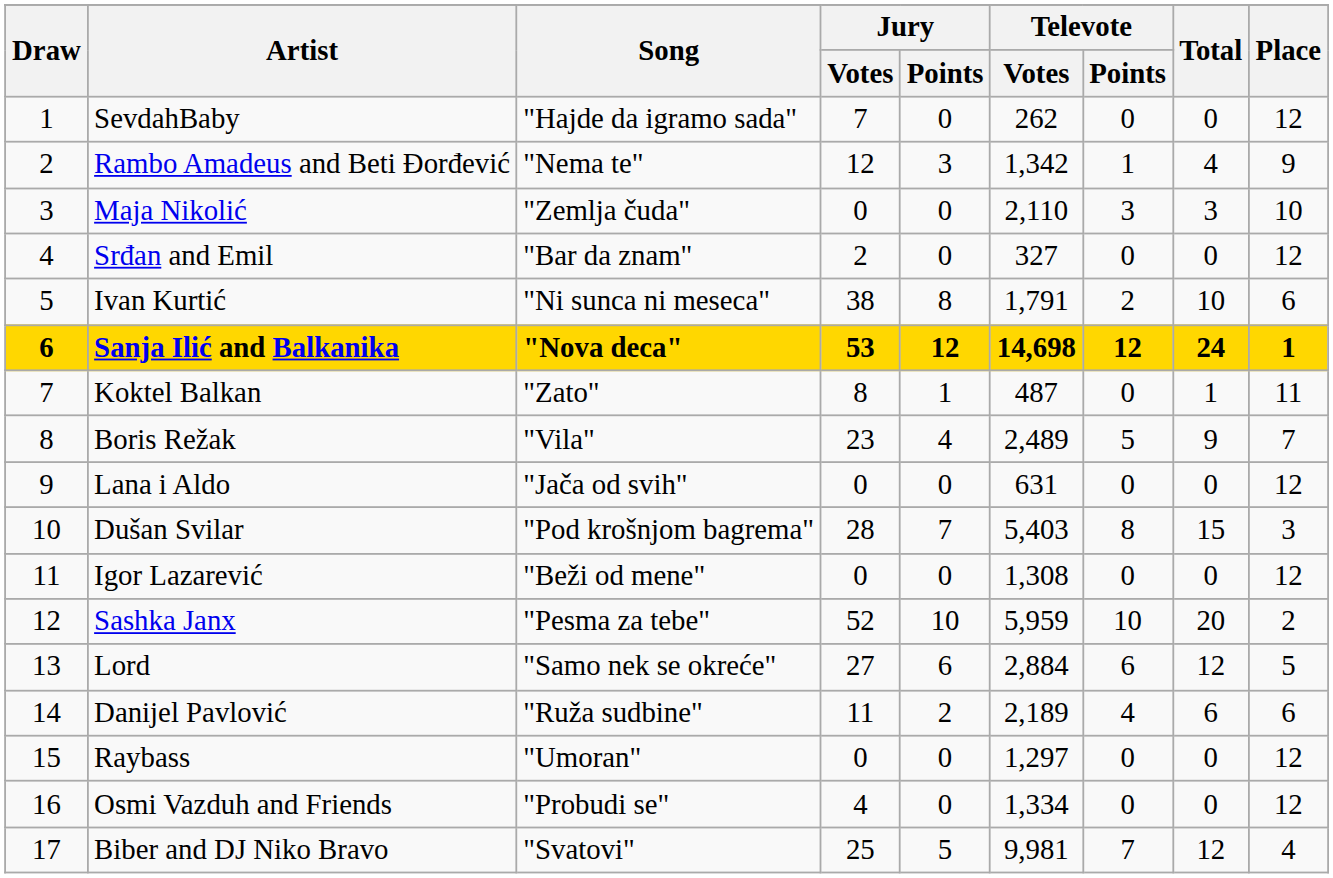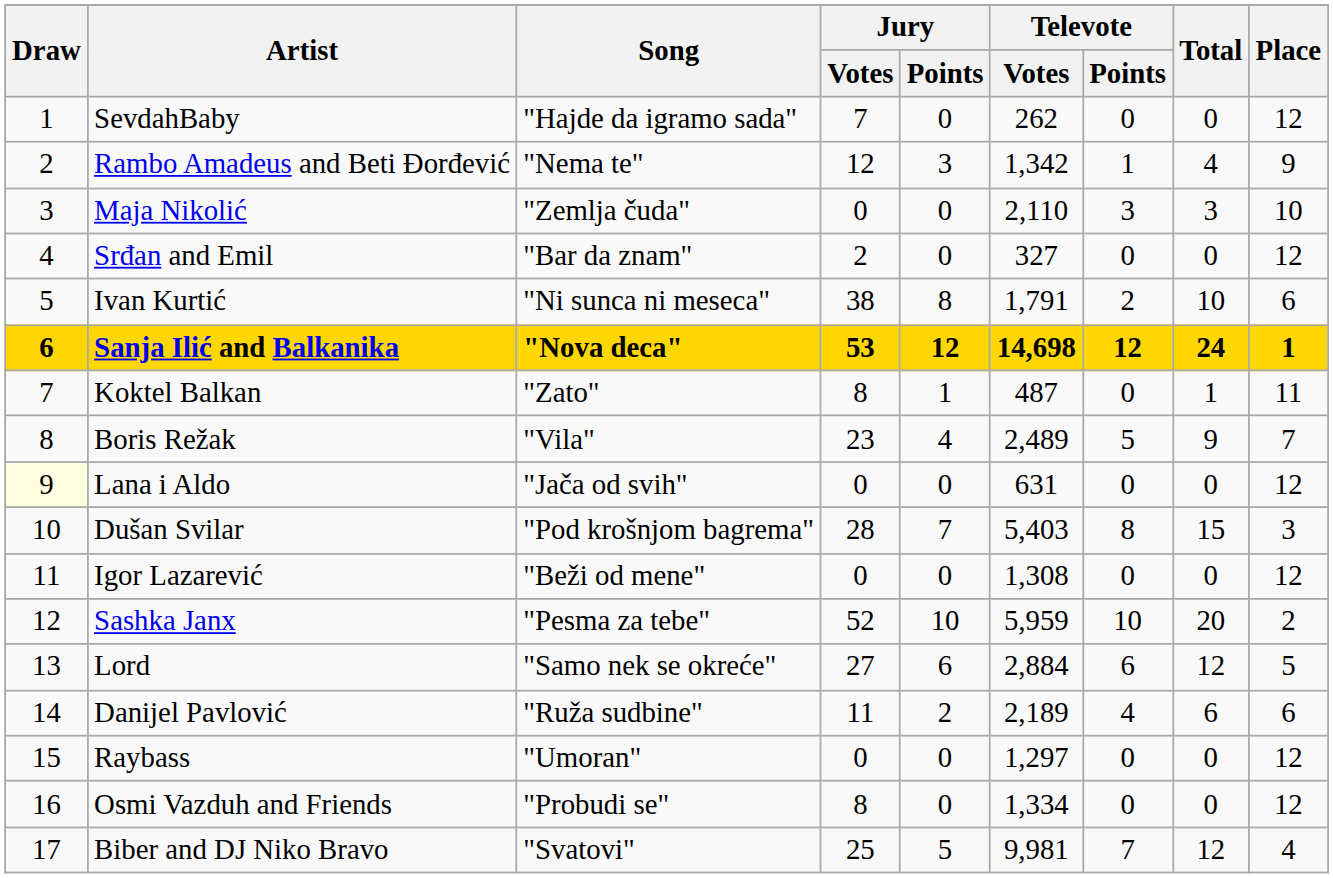(46, 484) no background -> (46, 484) lightyellow background
(860, 803) 4 -> (860, 803) 8
